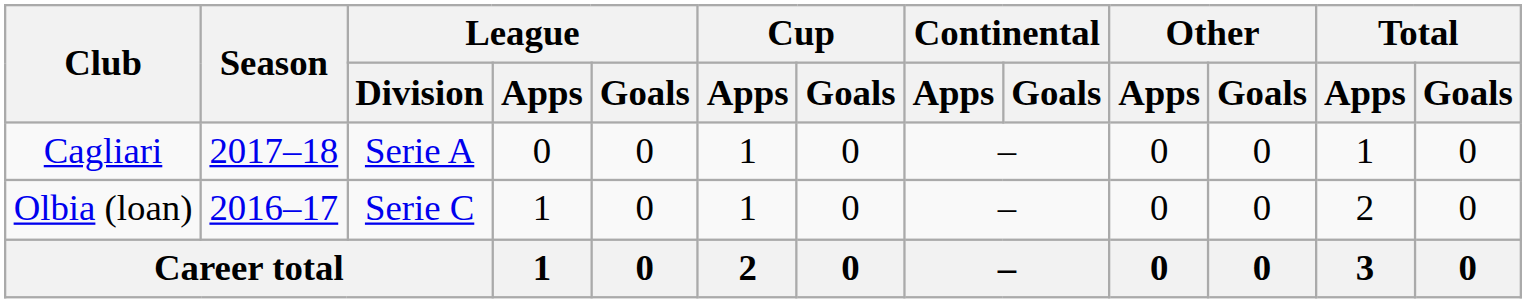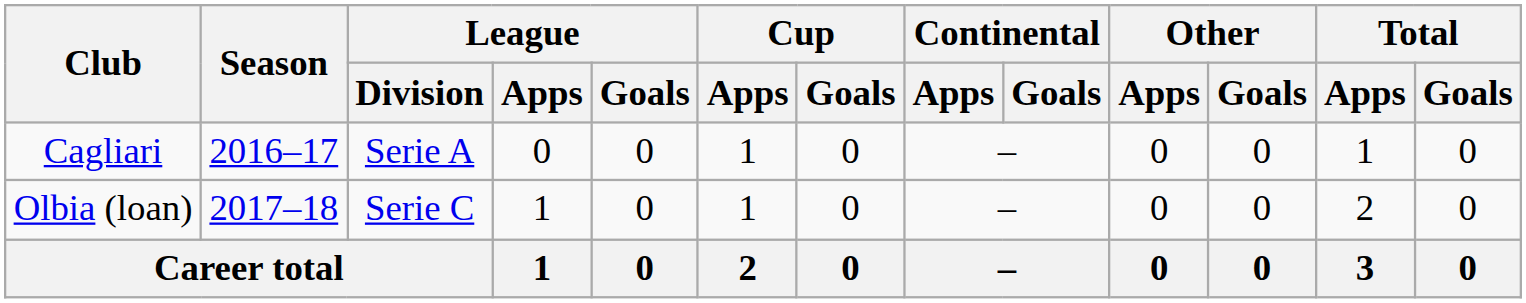(274, 150) 2017–18 -> (274, 150) 2016–17
(274, 208) 2016–17 -> (274, 208) 2017–18
